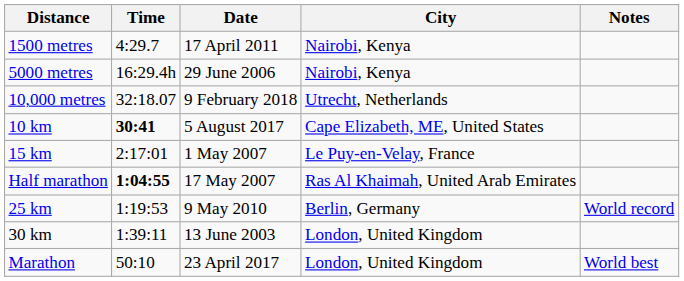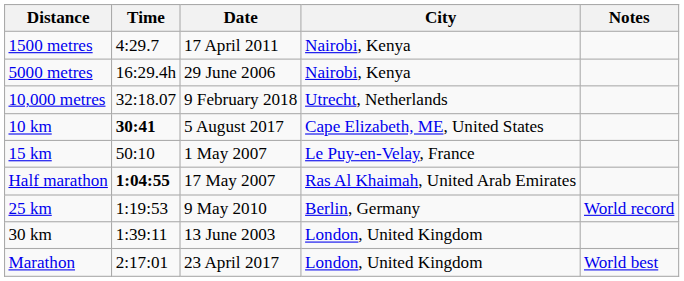(142, 153) 2:17:01 -> (135, 153) 50:10
(135, 262) 50:10 -> (142, 262) 2:17:01
